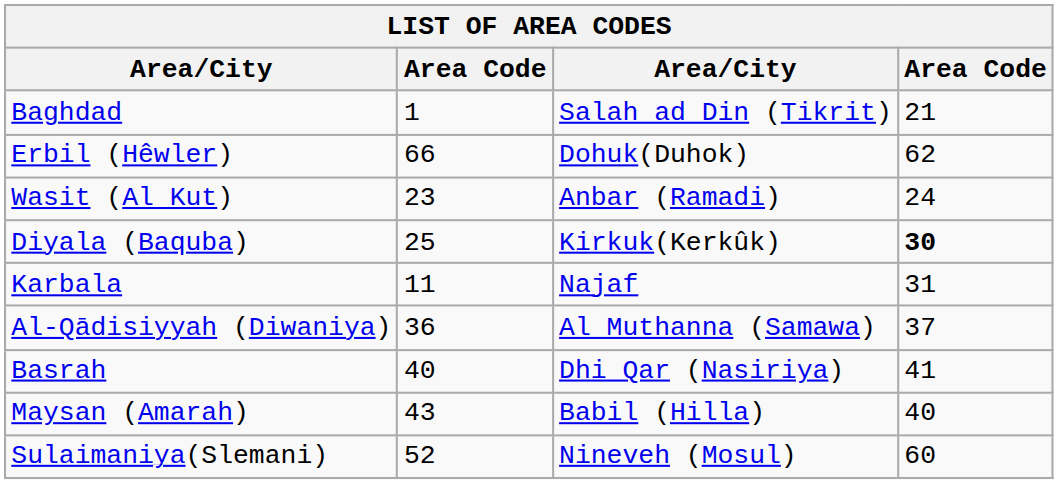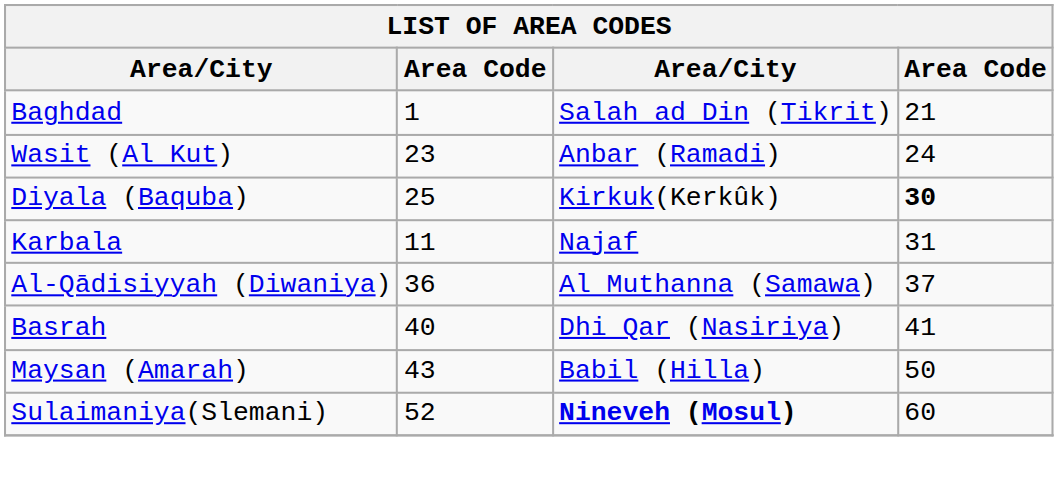- row: (122, 156)
(920, 414) 40 -> (920, 371) 50
(678, 457) normal -> (678, 414) bold
